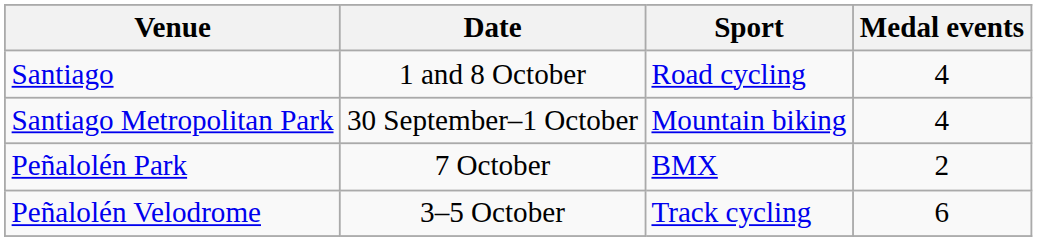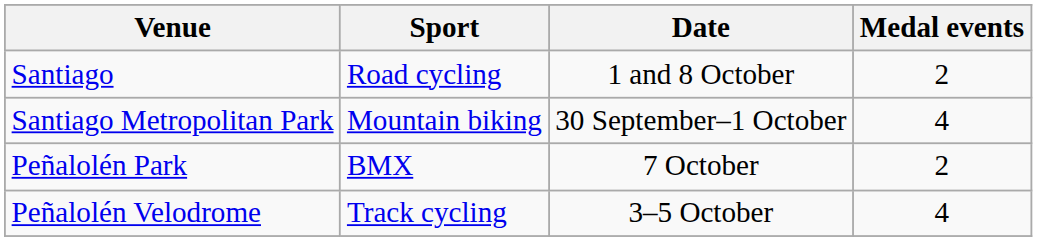columns swapped: (749, 27) <-> (492, 27)
(942, 73) 4 -> (942, 73) 2
(942, 212) 6 -> (942, 212) 4
